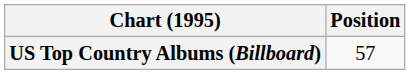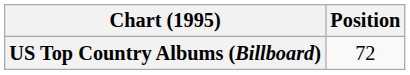(365, 52) 57 -> (365, 52) 72
